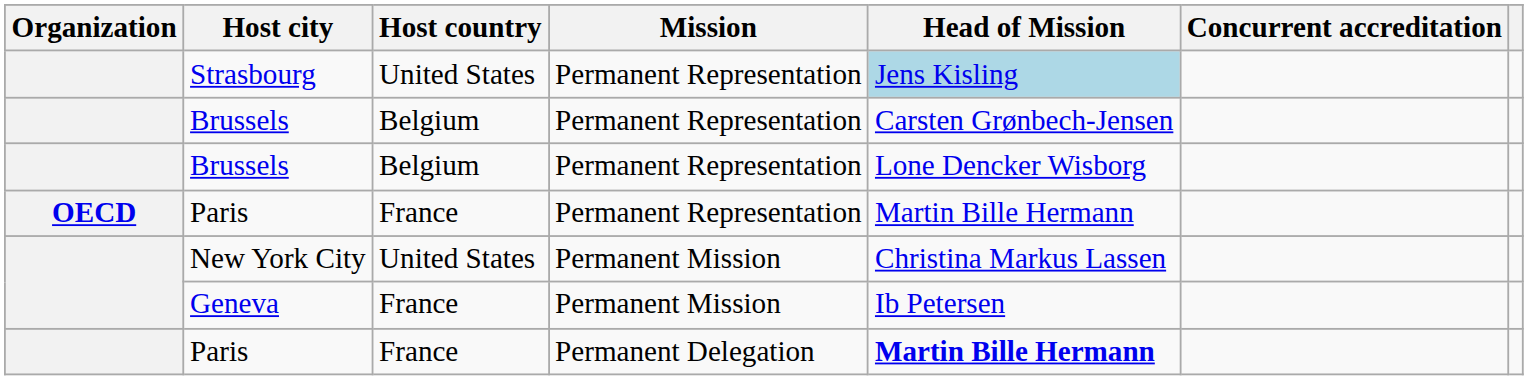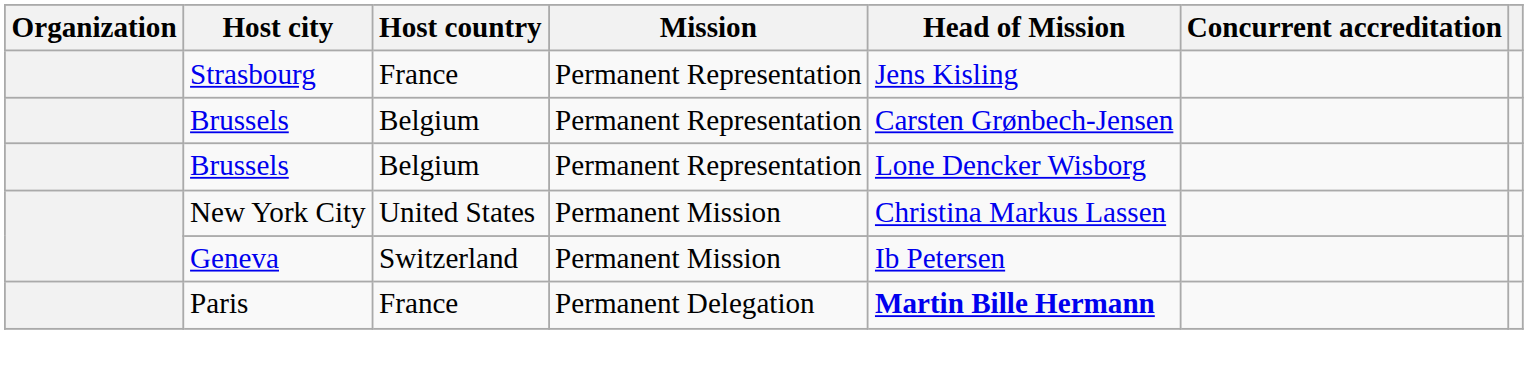(457, 73) United States -> (419, 73) France
(947, 73) lightblue background -> (947, 73) no background
- row: (219, 212)
(419, 304) France -> (449, 258) Switzerland
